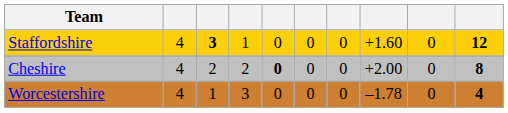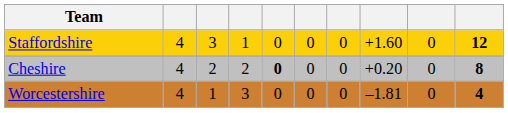(213, 42) bold -> (213, 42) normal
(384, 68) +2.00 -> (384, 68) +0.20
(384, 94) –1.78 -> (384, 94) –1.81
